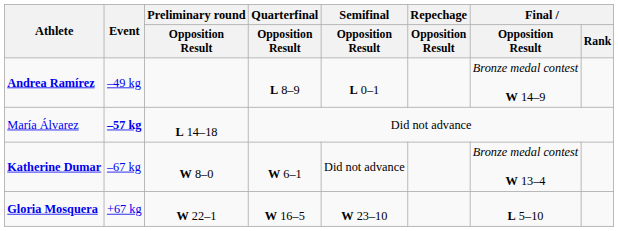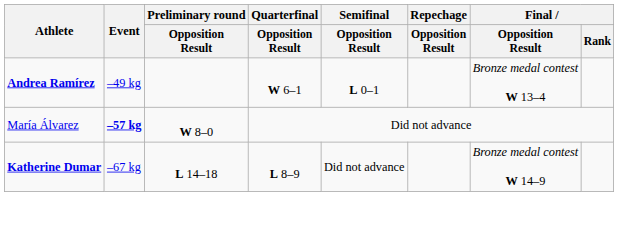(285, 90) L 8–9 -> (285, 90) W 6–1
(526, 82) Bronze medal contest W 14–9 -> (525, 82) Bronze medal contest W 13–4
(196, 132) L 14–18 -> (196, 132) W 8–0
(196, 174) W 8–0 -> (196, 174) L 14–18
(285, 174) W 6–1 -> (285, 174) L 8–9
(526, 167) Bronze medal contest W 13–4 -> (525, 167) Bronze medal contest W 14–9
- row: (53, 209)
